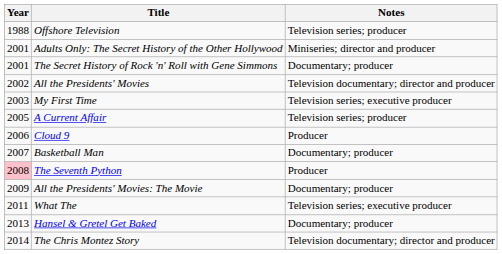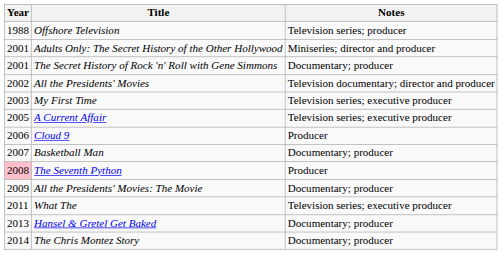(347, 118) Television series; producer -> (370, 118) Television series; executive producer
(391, 240) Television documentary; director and producer -> (340, 240) Documentary; producer
